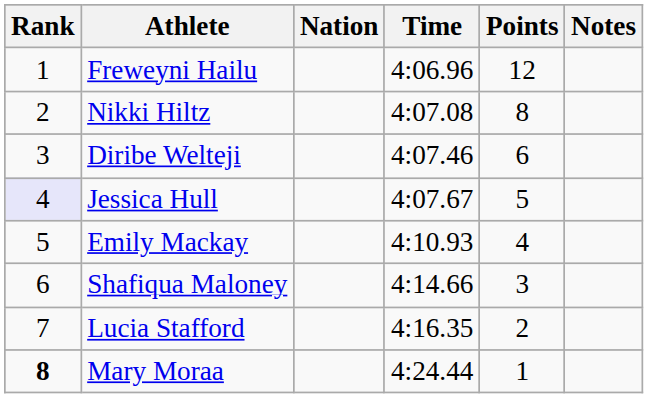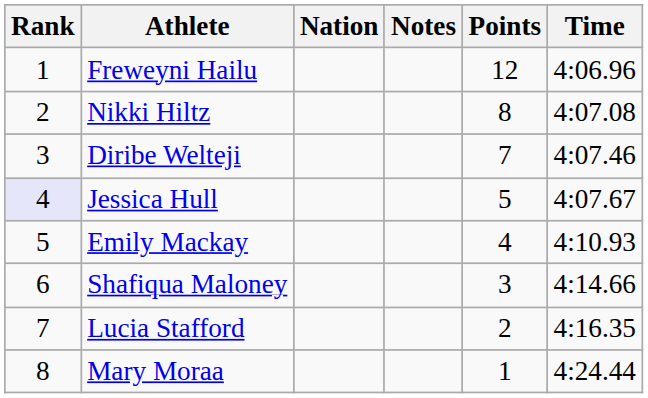columns swapped: (432, 26) <-> (603, 26)
(522, 155) 6 -> (505, 155) 7
(43, 371) bold -> (43, 371) normal
